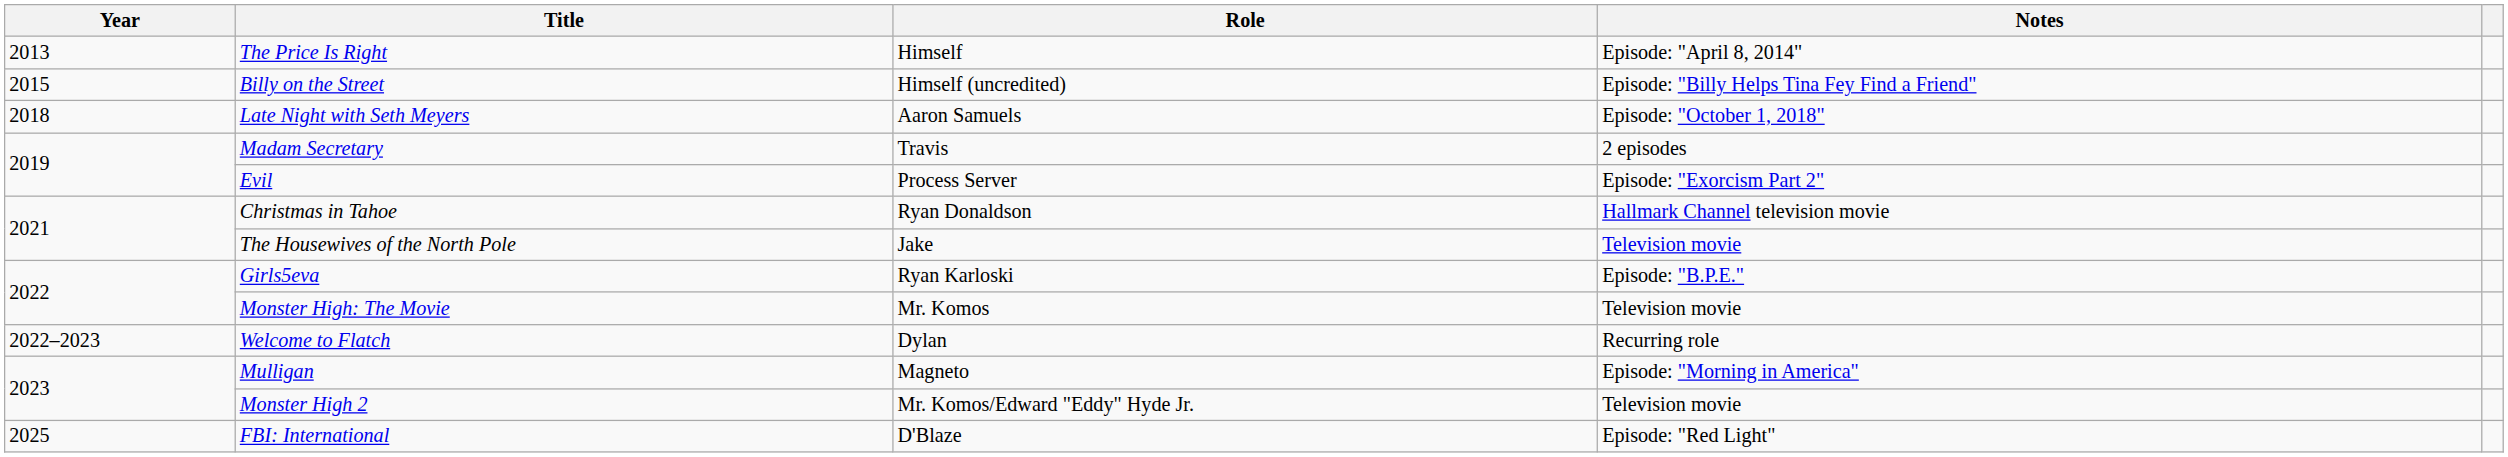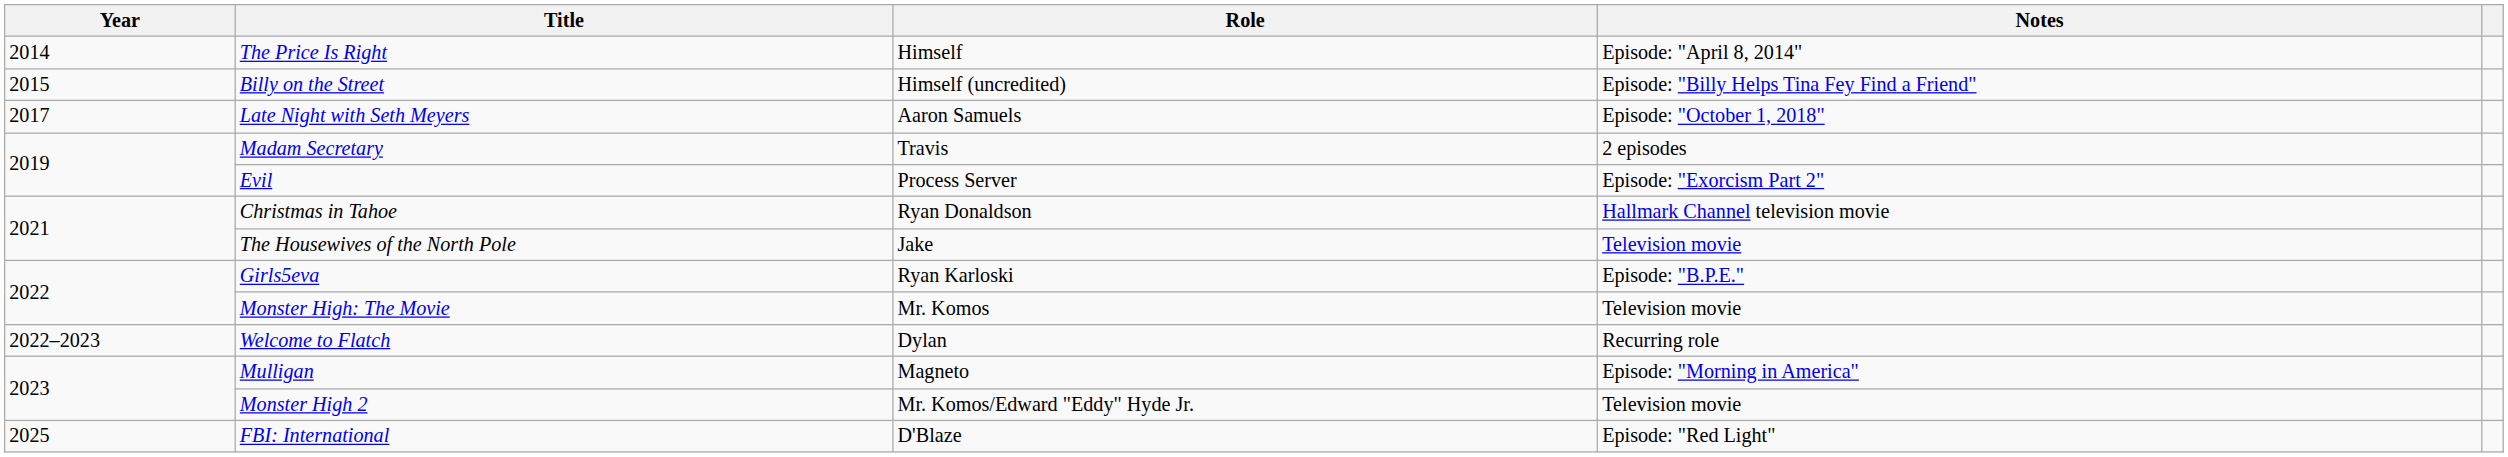(29, 52) 2013 -> (29, 52) 2014
(29, 116) 2018 -> (29, 116) 2017
